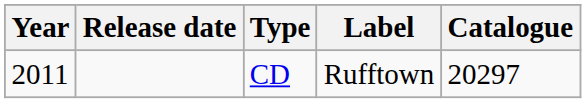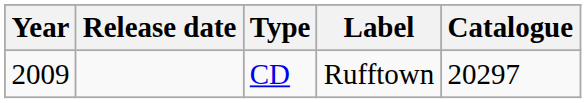(40, 73) 2011 -> (41, 73) 2009
